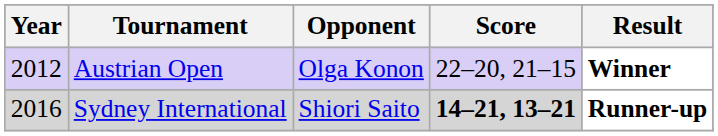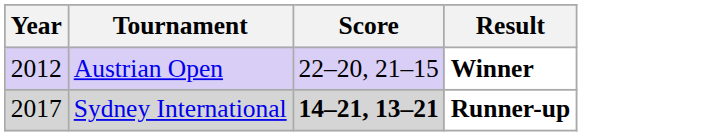- column: (361, 25)
(36, 109) 2016 -> (36, 109) 2017
